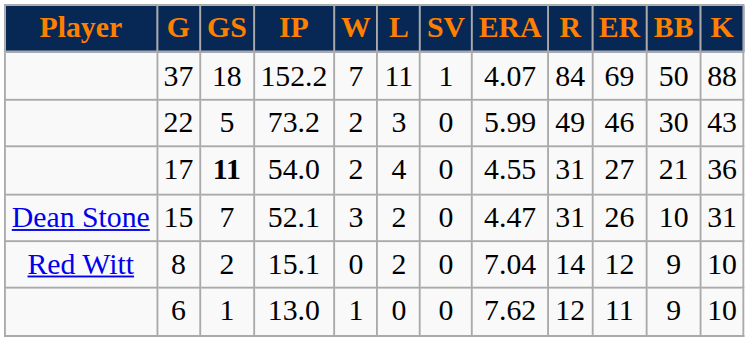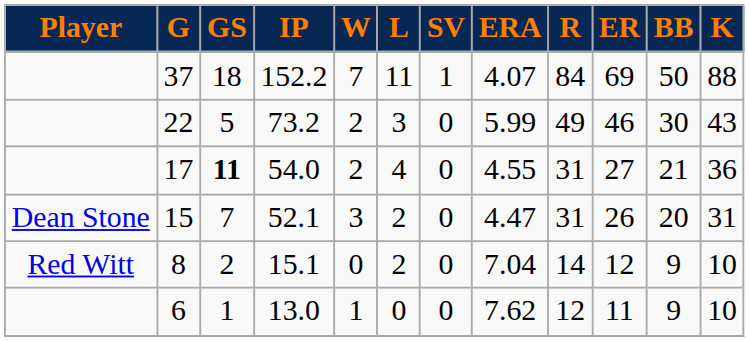(674, 216) 10 -> (674, 216) 20
